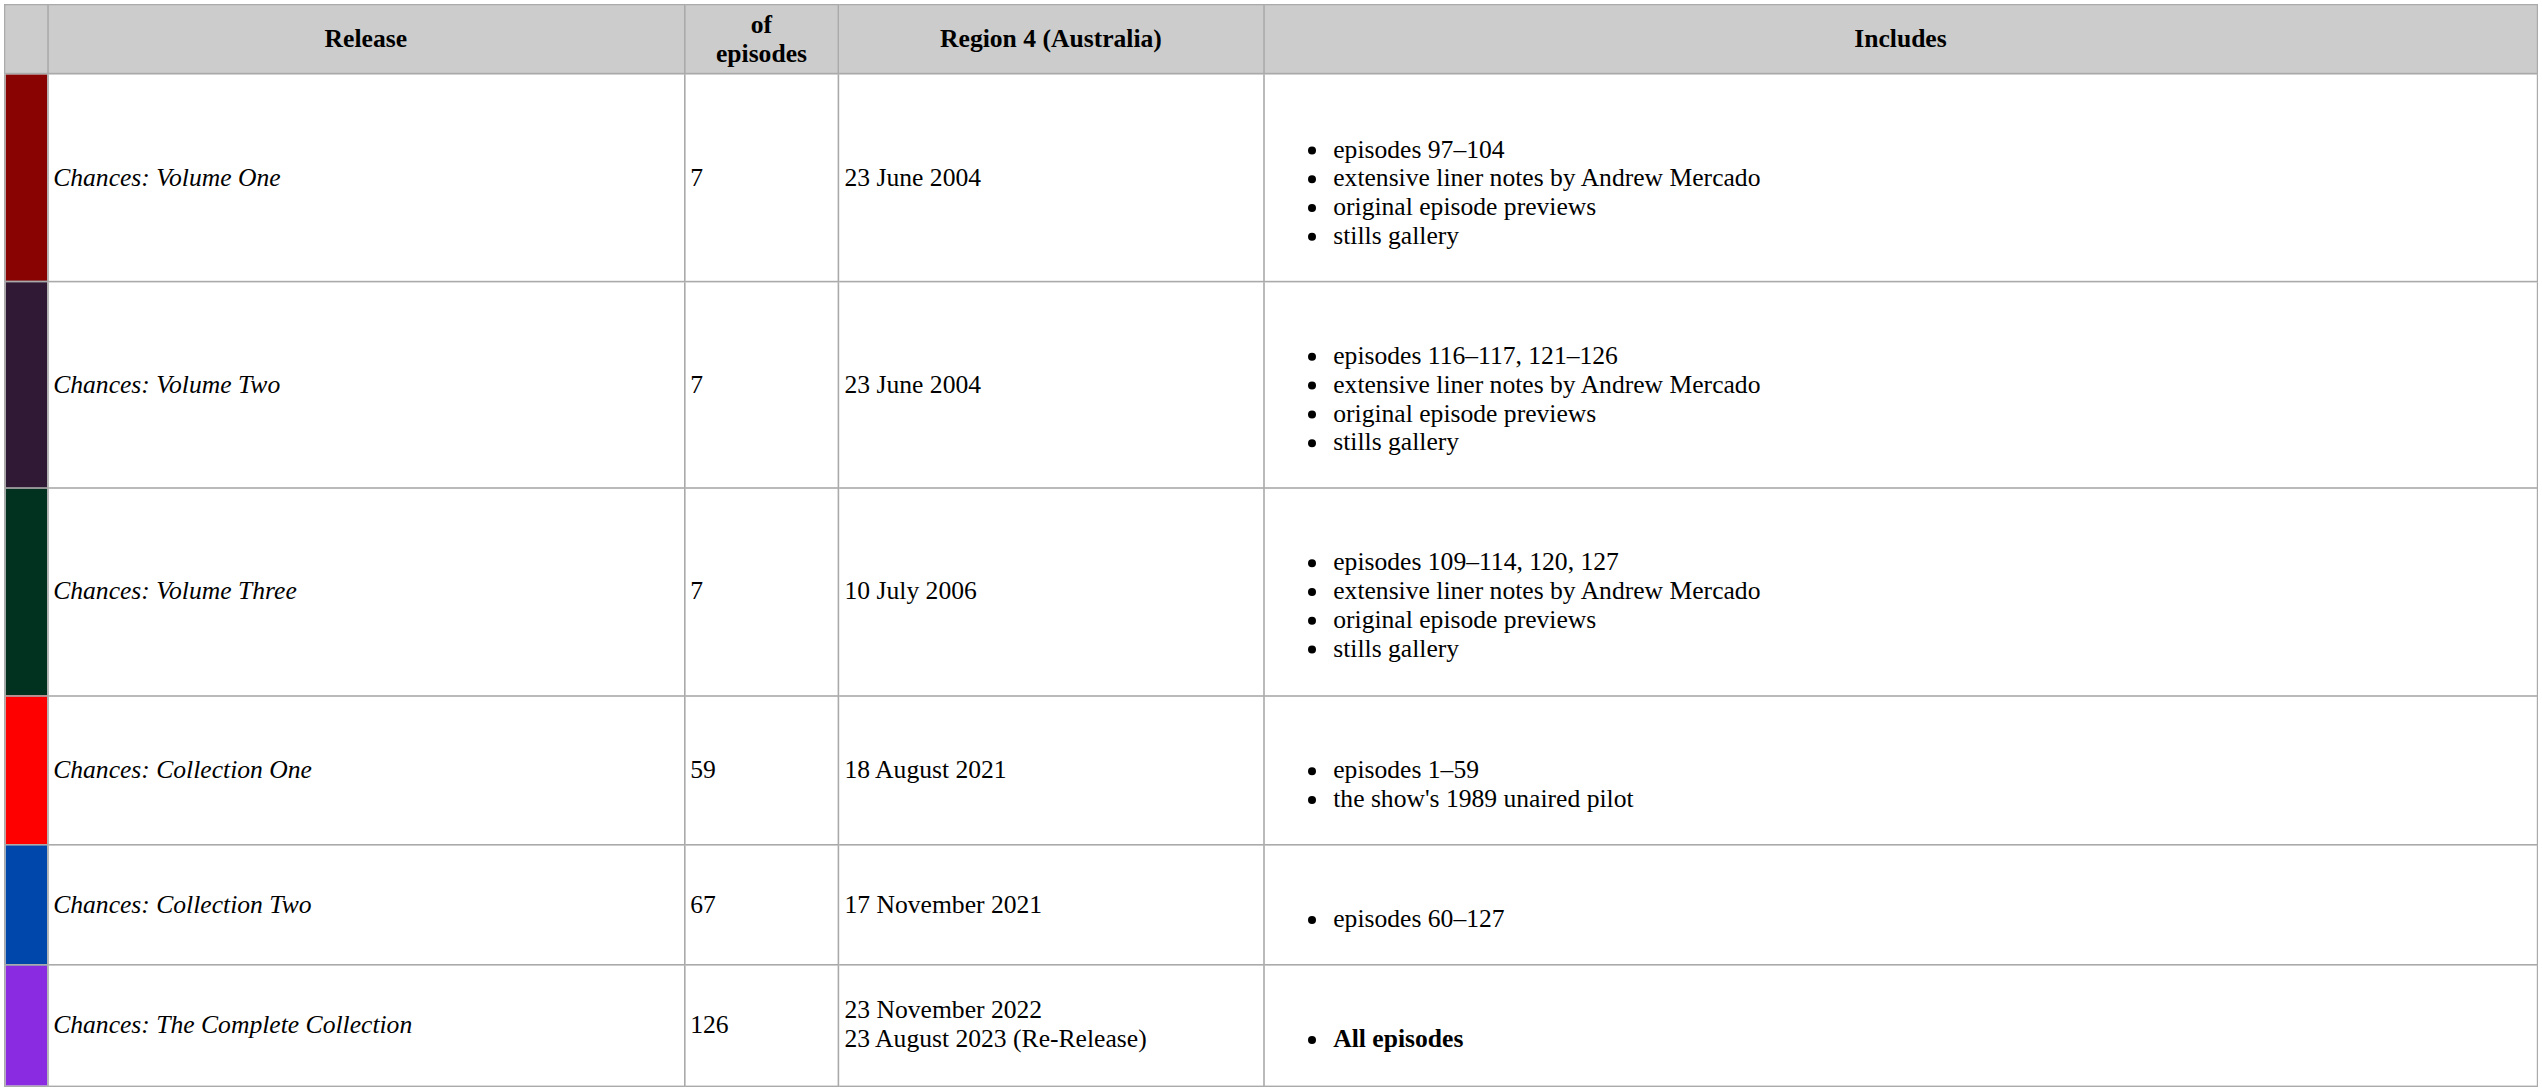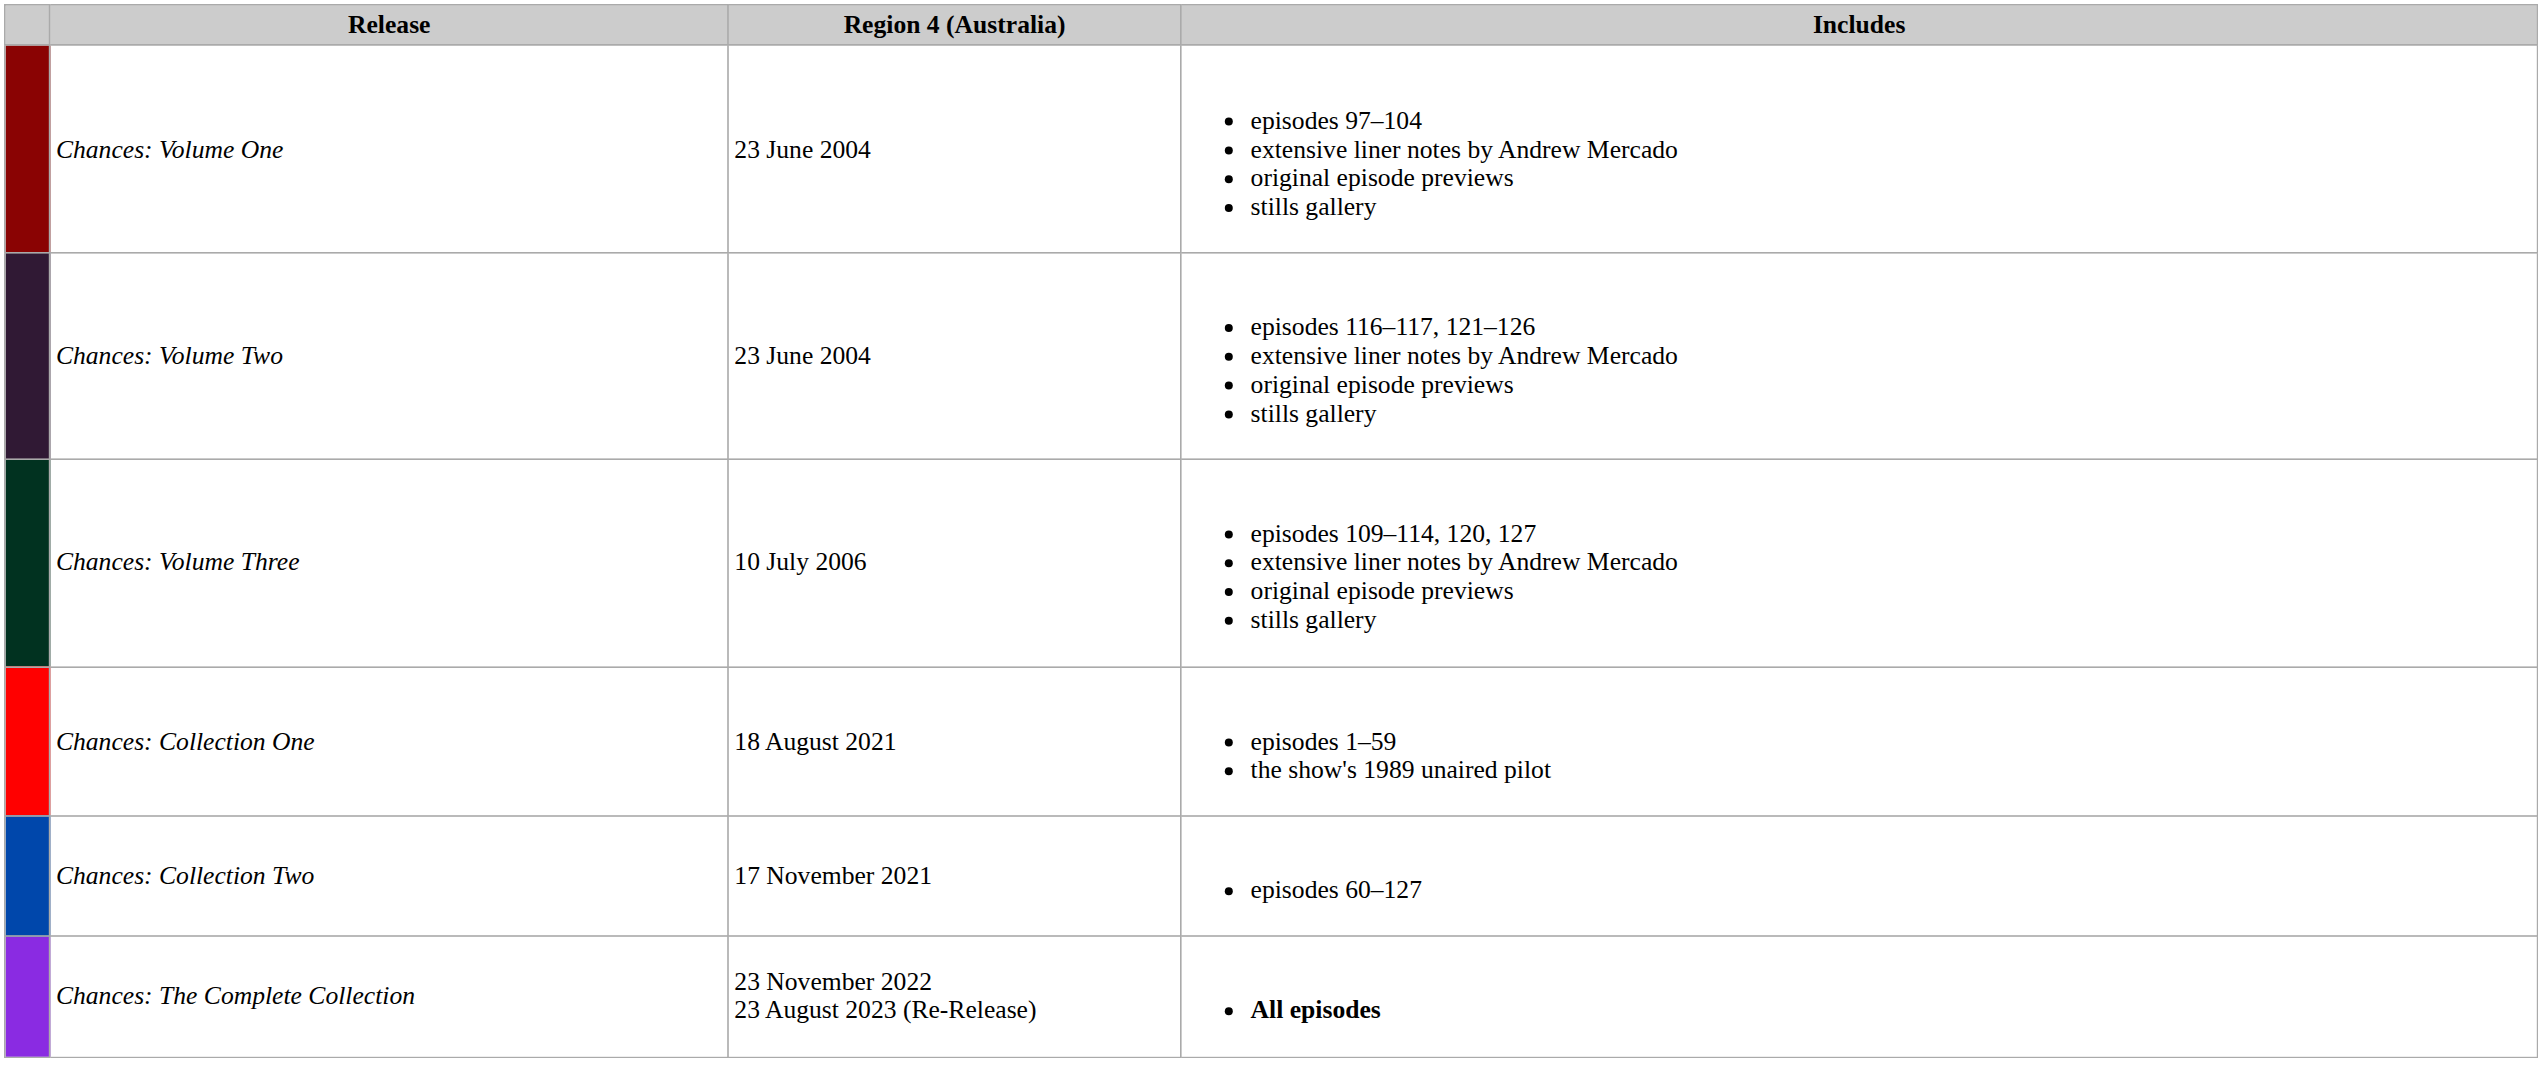- column: (761, 39)
